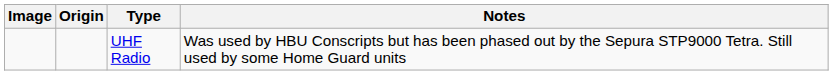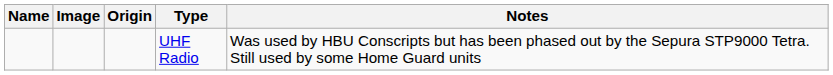+ column: (29, 16)
